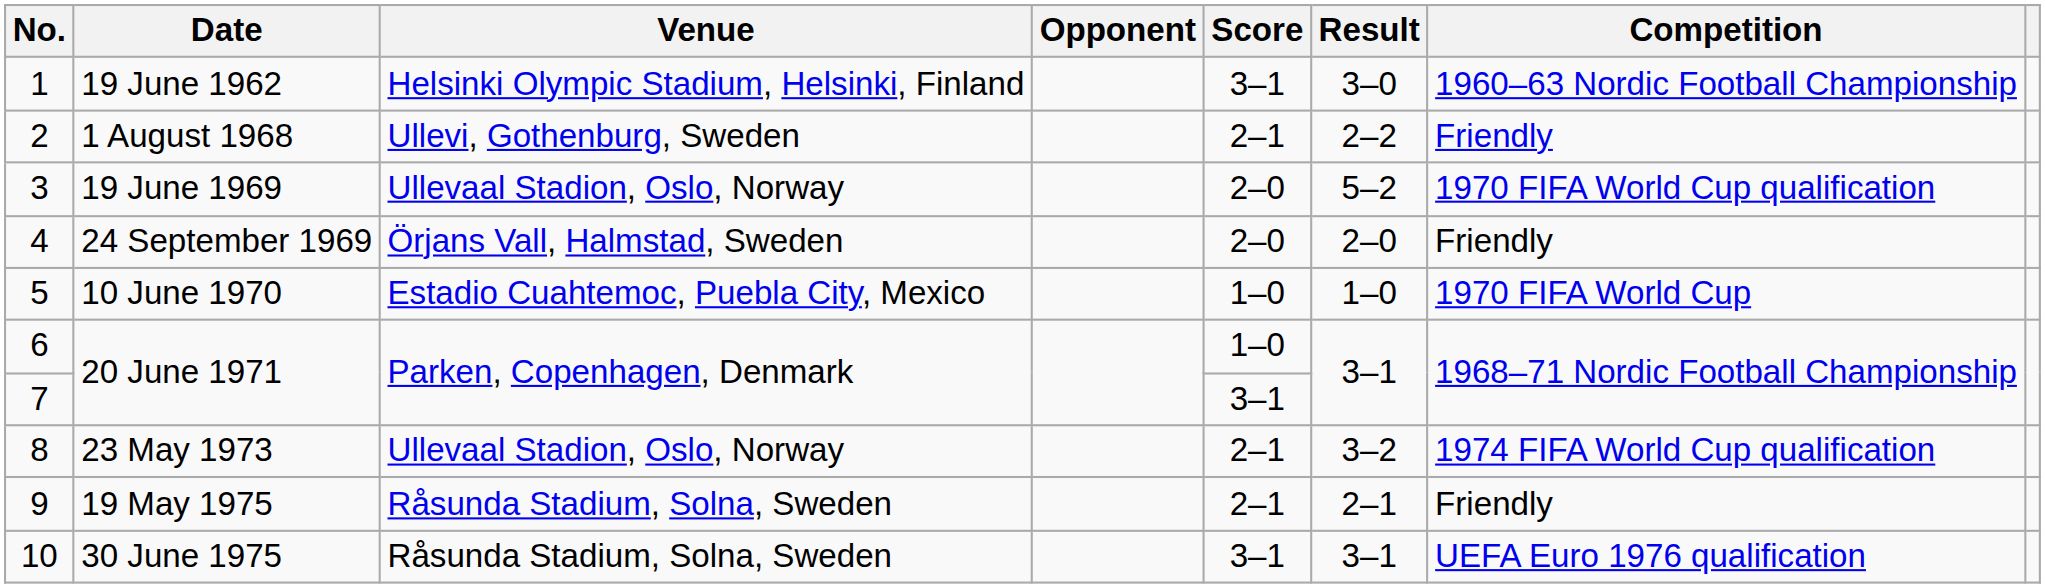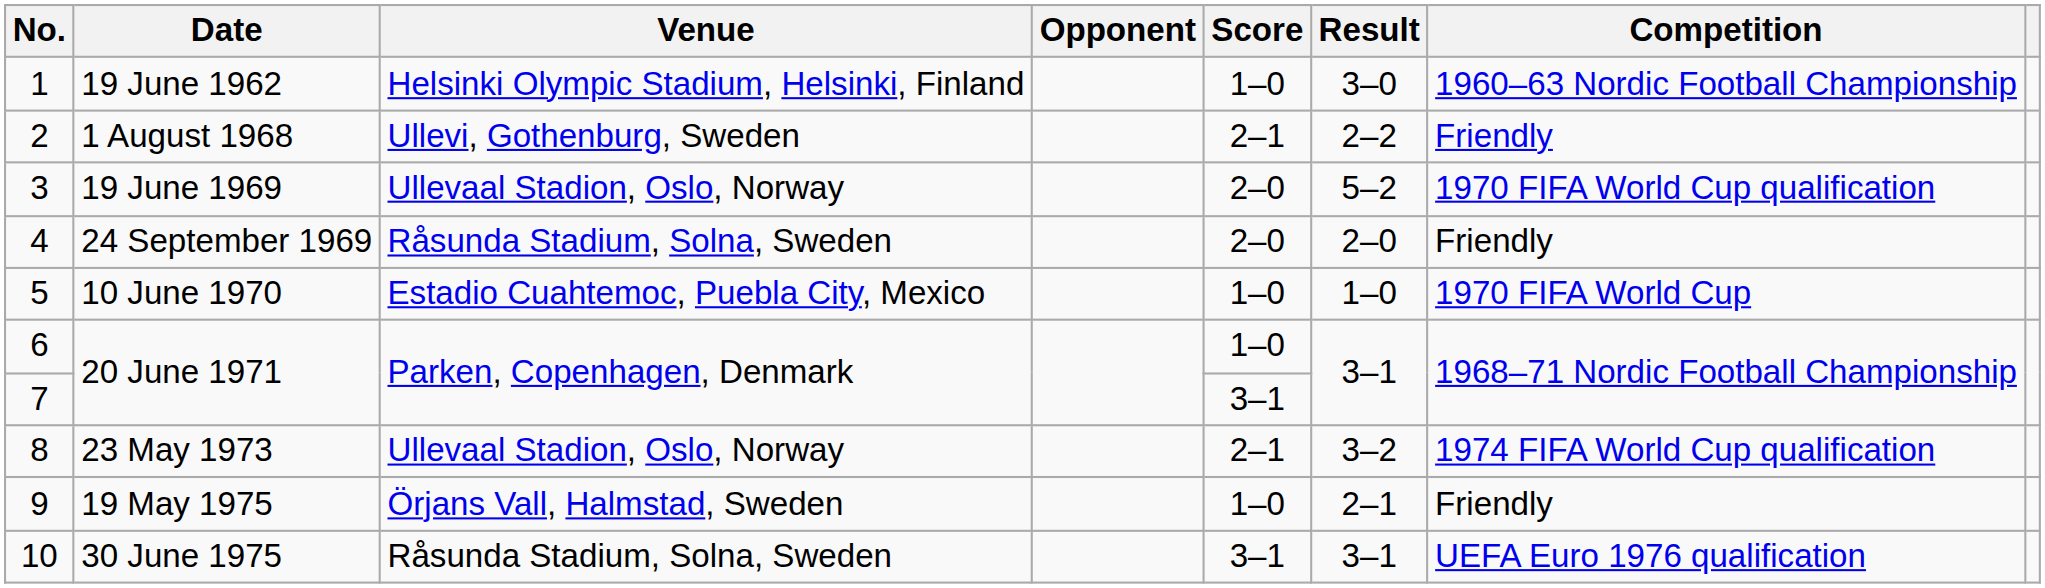(1257, 83) 3–1 -> (1257, 83) 1–0
(615, 240) Örjans Vall, Halmstad, Sweden -> (640, 240) Råsunda Stadium, Solna, Sweden
(640, 503) Råsunda Stadium, Solna, Sweden -> (615, 503) Örjans Vall, Halmstad, Sweden
(1257, 503) 2–1 -> (1257, 503) 1–0
